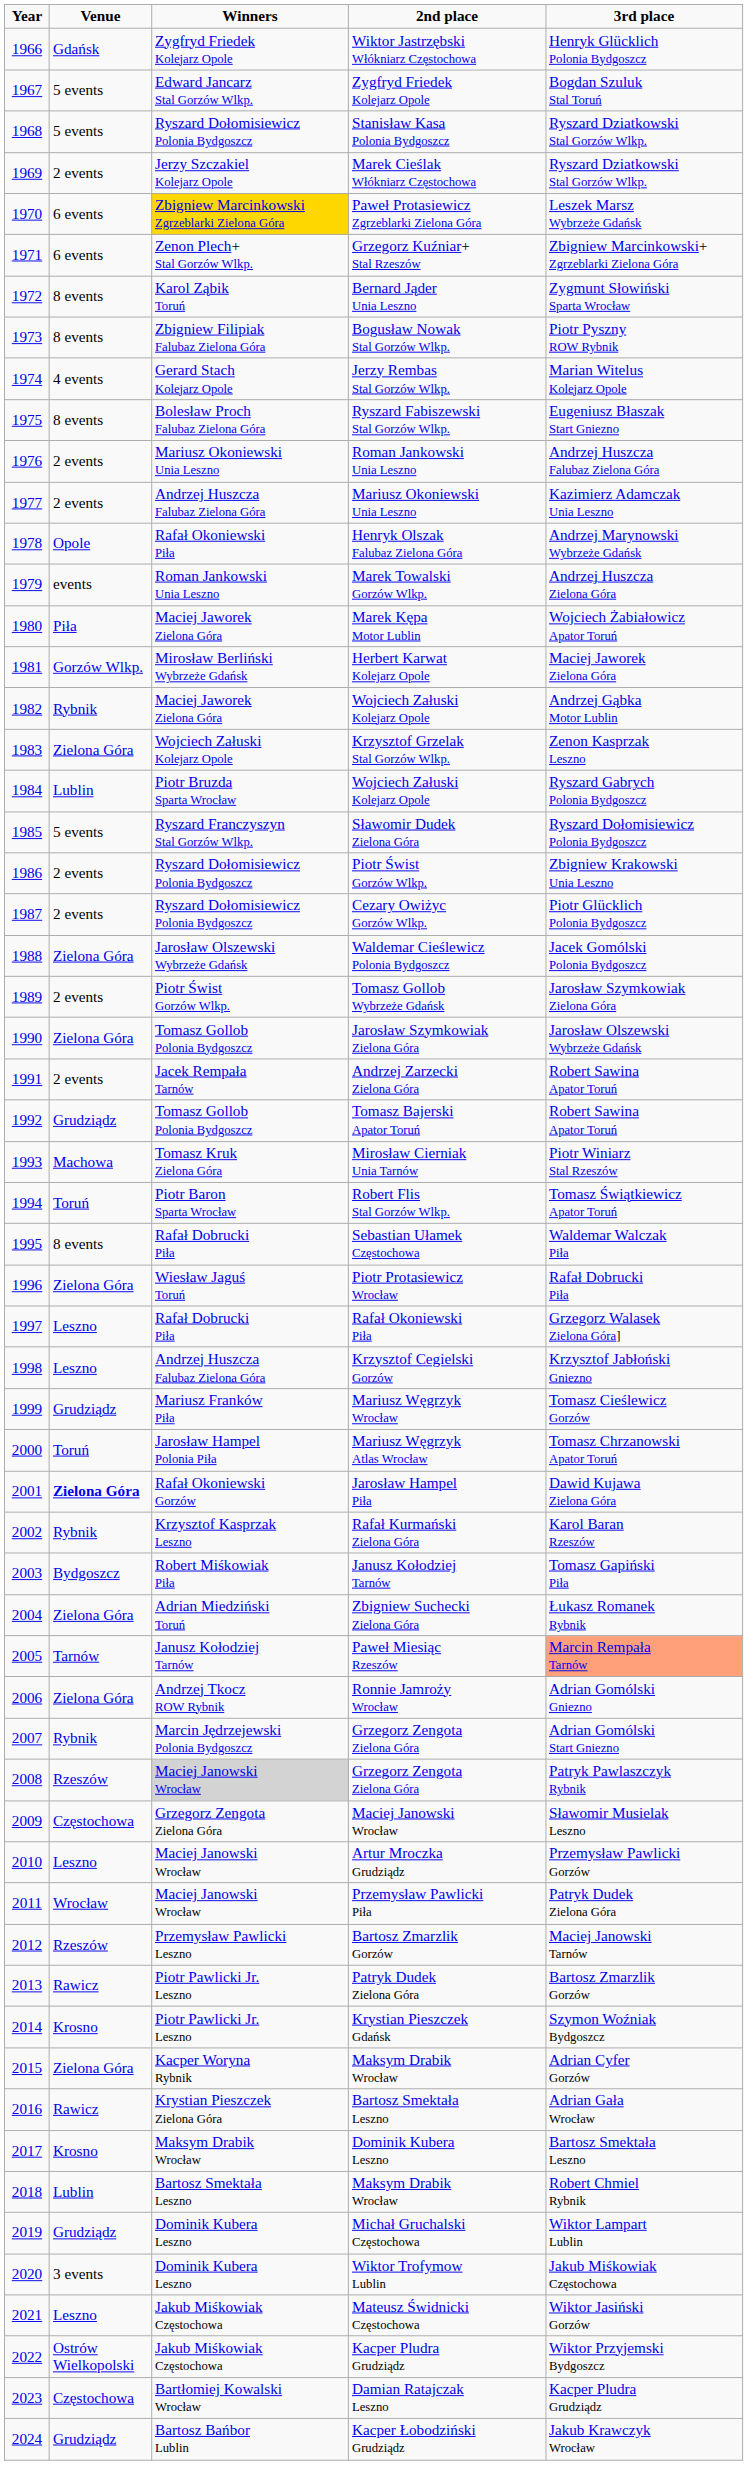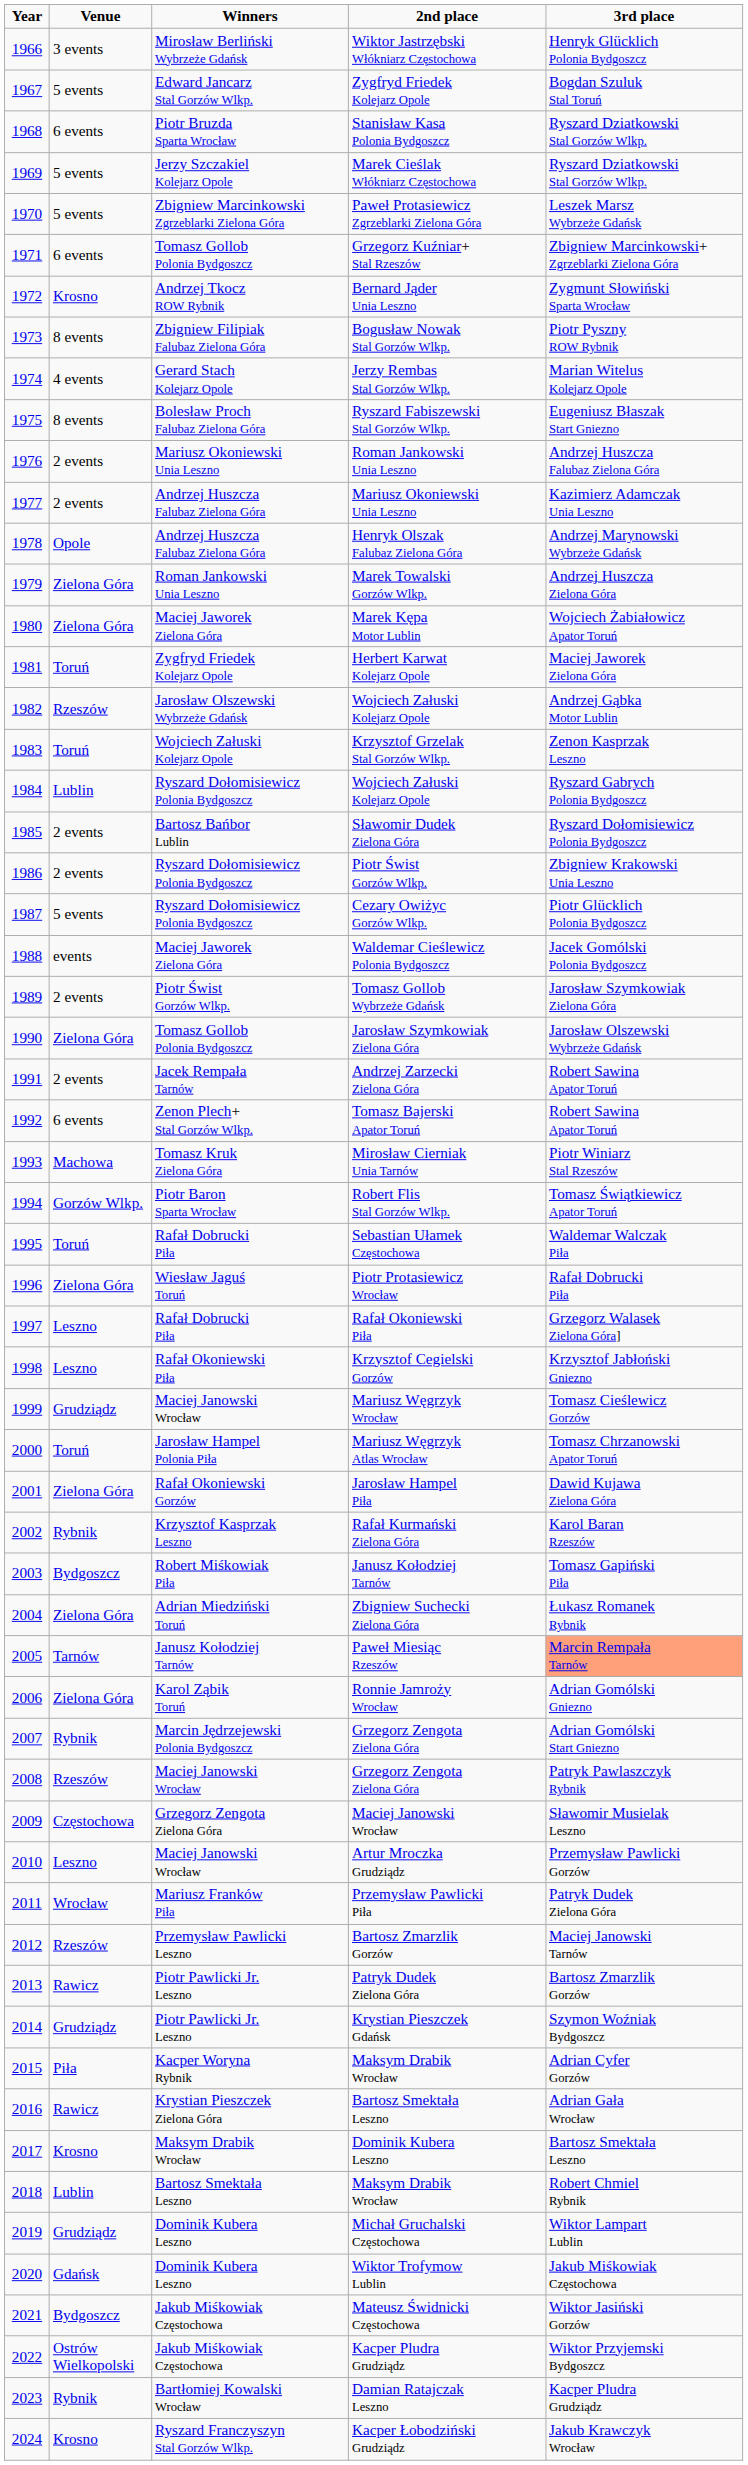(76, 49) Gdańsk -> (78, 49) 3 events
(205, 49) Zygfryd Friedek Kolejarz Opole -> (214, 49) Mirosław Berliński Wybrzeże Gdańsk
(78, 131) 5 events -> (78, 131) 6 events
(228, 131) Ryszard Dołomisiewicz Polonia Bydgoszcz -> (196, 131) Piotr Bruzda Sparta Wrocław
(78, 172) 2 events -> (78, 172) 5 events
(78, 214) 6 events -> (78, 214) 5 events
(230, 214) gold background -> (230, 214) no background
(204, 255) Zenon Plech+ Stal Gorzów Wlkp. -> (204, 255) Tomasz Gollob Polonia Bydgoszcz
(78, 296) 8 events -> (75, 296) Krosno
(192, 296) Karol Ząbik Toruń -> (200, 296) Andrzej Tkocz ROW Rybnik
(210, 543) Rafał Okoniewski Piła -> (210, 543) Andrzej Huszcza Falubaz Zielona Góra
(72, 584) events -> (93, 584) Zielona Góra
(65, 626) Piła -> (93, 626) Zielona Góra
(98, 667) Gorzów Wlkp. -> (71, 667) Toruń
(214, 667) Mirosław Berliński Wybrzeże Gdańsk -> (205, 667) Zygfryd Friedek Kolejarz Opole
(75, 708) Rybnik -> (80, 708) Rzeszów
(203, 708) Maciej Jaworek Zielona Góra -> (215, 708) Jarosław Olszewski Wybrzeże Gdańsk
(93, 749) Zielona Góra -> (71, 749) Toruń
(196, 790) Piotr Bruzda Sparta Wrocław -> (228, 790) Ryszard Dołomisiewicz Polonia Bydgoszcz
(78, 832) 5 events -> (78, 832) 2 events
(220, 832) Ryszard Franczyszyn Stal Gorzów Wlkp. -> (202, 832) Bartosz Bańbor Lublin
(78, 914) 2 events -> (78, 914) 5 events
(93, 955) Zielona Góra -> (72, 955) events
(215, 955) Jarosław Olszewski Wybrzeże Gdańsk -> (203, 955) Maciej Jaworek Zielona Góra
(85, 1120) Grudziądz -> (78, 1120) 6 events
(204, 1120) Tomasz Gollob Polonia Bydgoszcz -> (204, 1120) Zenon Plech+ Stal Gorzów Wlkp.
(71, 1202) Toruń -> (98, 1202) Gorzów Wlkp.
(78, 1244) 8 events -> (71, 1244) Toruń
(210, 1367) Andrzej Huszcza Falubaz Zielona Góra -> (210, 1367) Rafał Okoniewski Piła
(209, 1409) Mariusz Franków Piła -> (206, 1409) Maciej Janowski Wrocław
(96, 1491) bold -> (93, 1491) normal
(200, 1697) Andrzej Tkocz ROW Rybnik -> (192, 1697) Karol Ząbik Toruń
(206, 1779) lightgrey background -> (206, 1779) no background
(206, 1903) Maciej Janowski Wrocław -> (209, 1903) Mariusz Franków Piła
(75, 2027) Krosno -> (85, 2027) Grudziądz
(93, 2068) Zielona Góra -> (65, 2068) Piła
(78, 2274) 3 events -> (76, 2274) Gdańsk
(75, 2315) Leszno -> (86, 2315) Bydgoszcz
(94, 2397) Częstochowa -> (75, 2397) Rybnik
(85, 2439) Grudziądz -> (75, 2439) Krosno
(202, 2439) Bartosz Bańbor Lublin -> (220, 2439) Ryszard Franczyszyn Stal Gorzów Wlkp.
